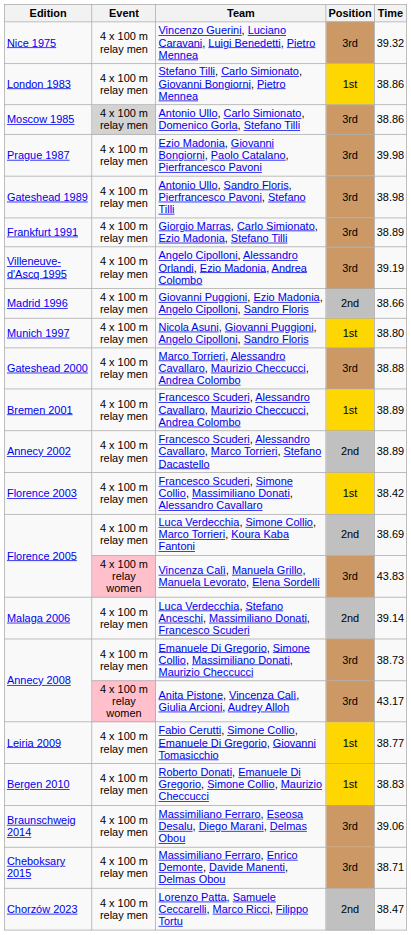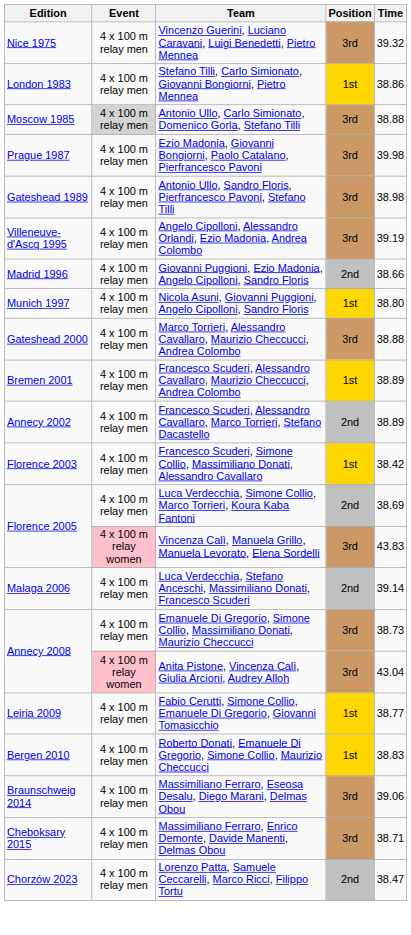(390, 120) 38.86 -> (390, 120) 38.88
- row: (238, 233)
(390, 702) 43.17 -> (390, 672) 43.04
